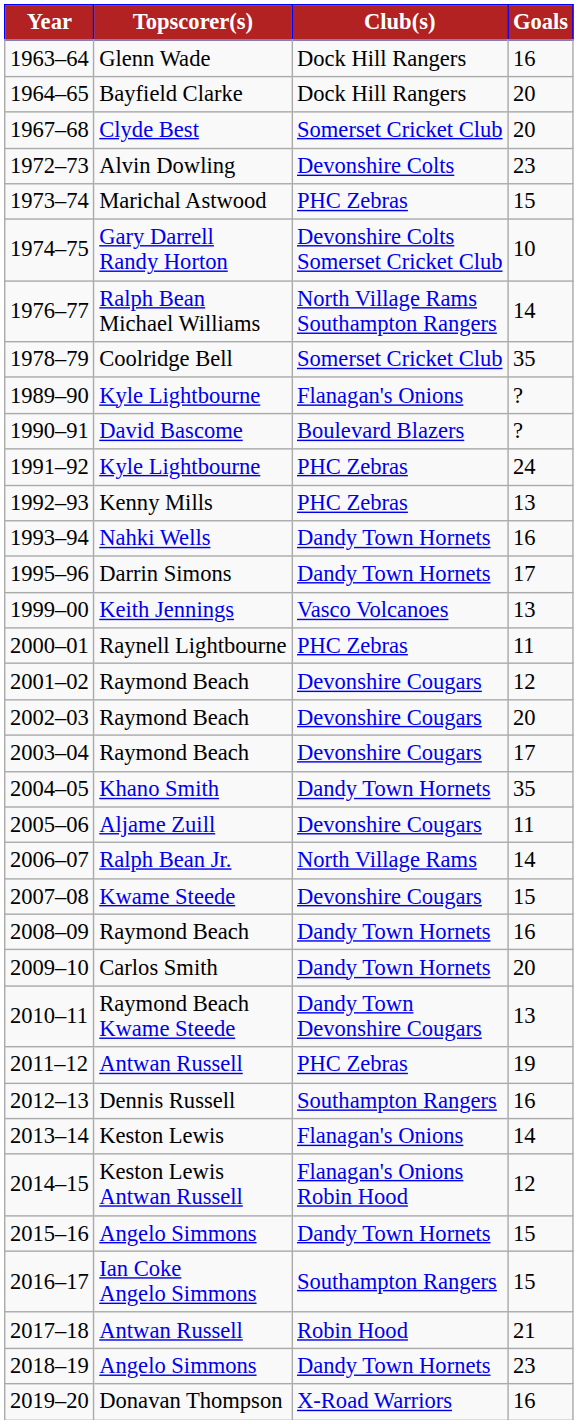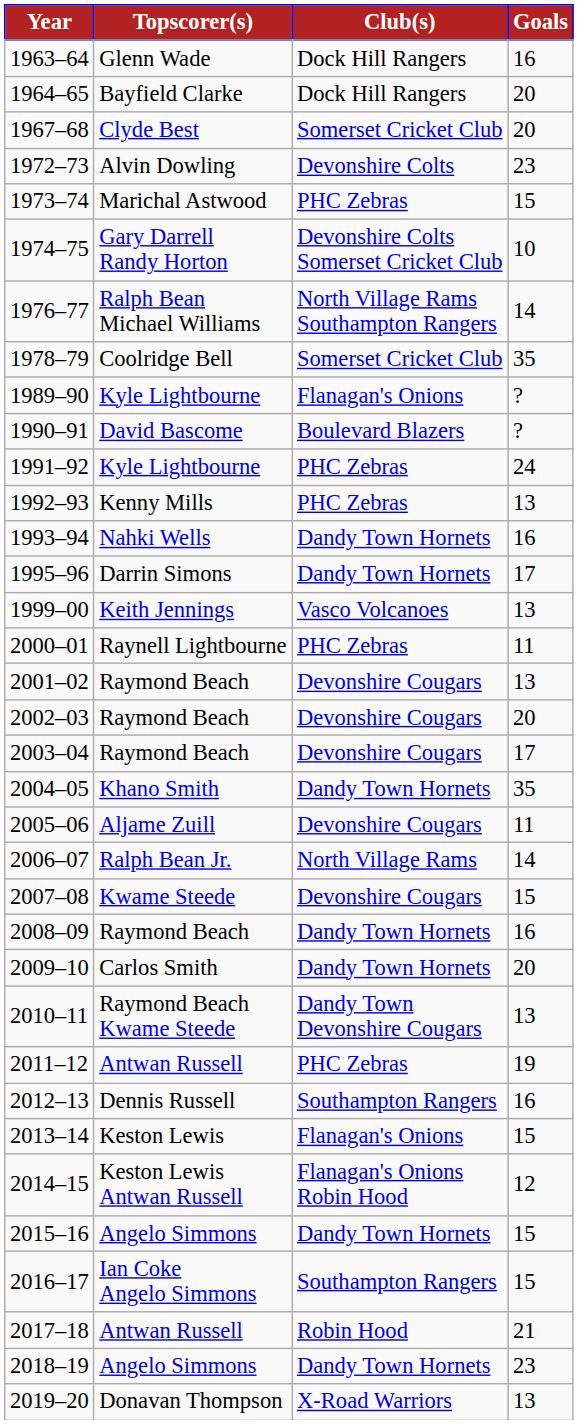(524, 681) 12 -> (524, 681) 13
(524, 1136) 14 -> (524, 1136) 15
(524, 1401) 16 -> (524, 1401) 13
